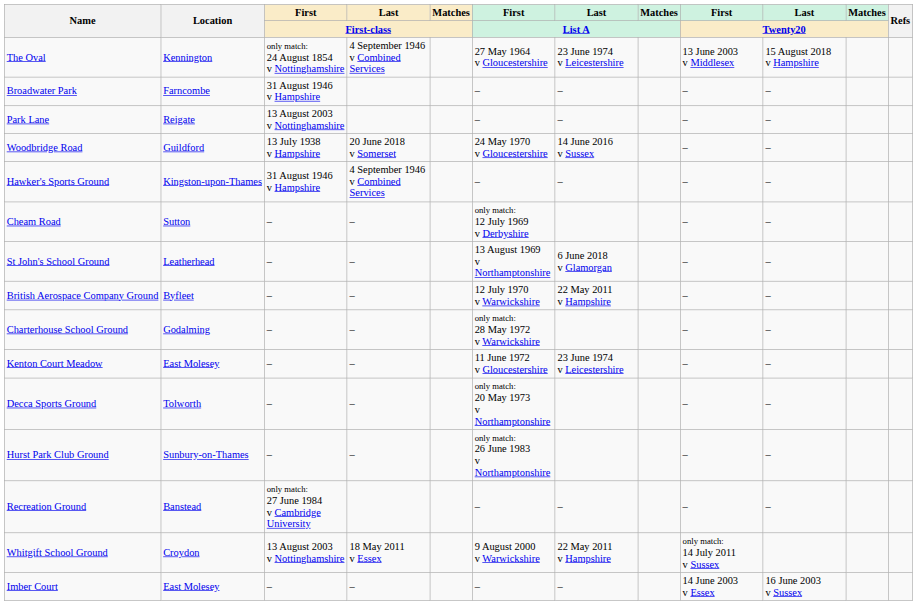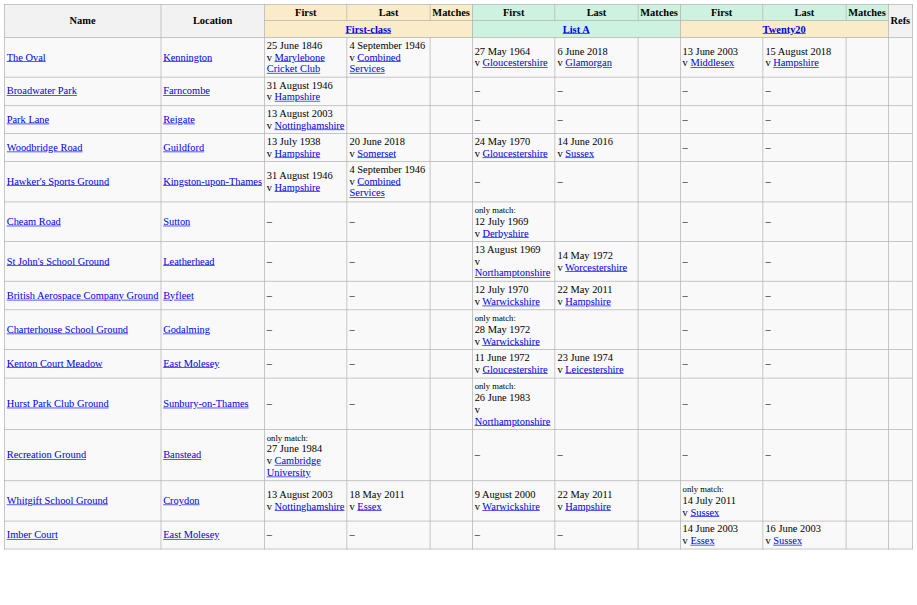(306, 58) only match: 24 August 1854 v Nottinghamshire -> (296, 57) 25 June 1846 v Marylebone Cricket Club
(591, 57) 23 June 1974 v Leicestershire -> (585, 57) 6 June 2018 v Glamorgan
(585, 261) 6 June 2018 v Glamorgan -> (592, 261) 14 May 1972 v Worcestershire
- row: (51, 403)
